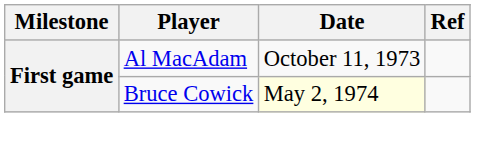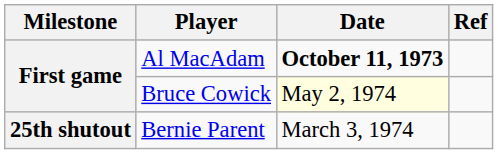(342, 58) normal -> (362, 58) bold
+ row: (203, 129)
